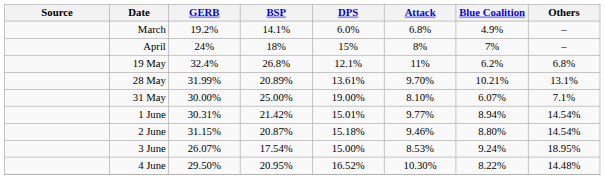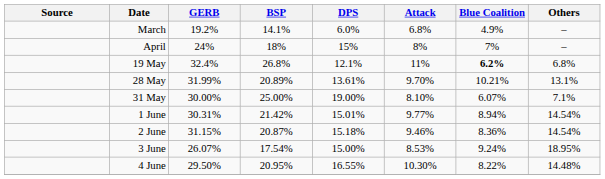(492, 64) normal -> (492, 64) bold
(492, 132) 8.80% -> (492, 132) 8.36%
(348, 166) 16.52% -> (348, 166) 16.55%
